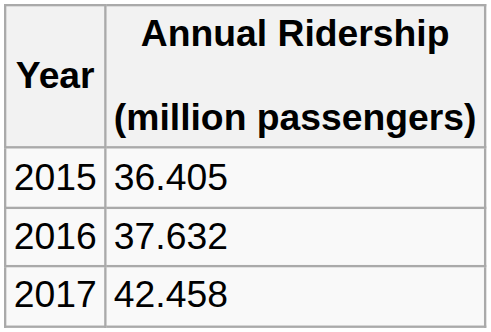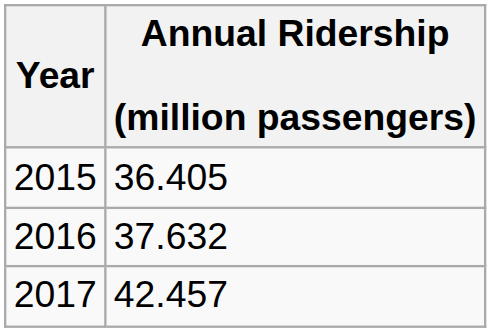(171, 295) 42.458 -> (171, 295) 42.457
